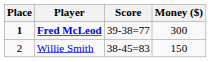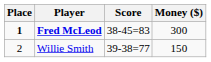(128, 30) 39-38=77 -> (128, 30) 38-45=83
(128, 48) 38-45=83 -> (128, 48) 39-38=77
